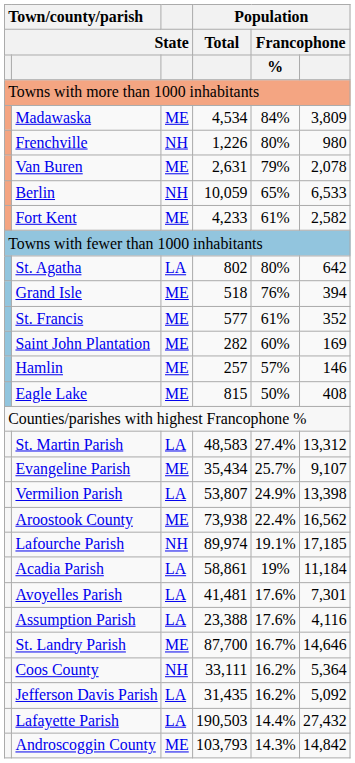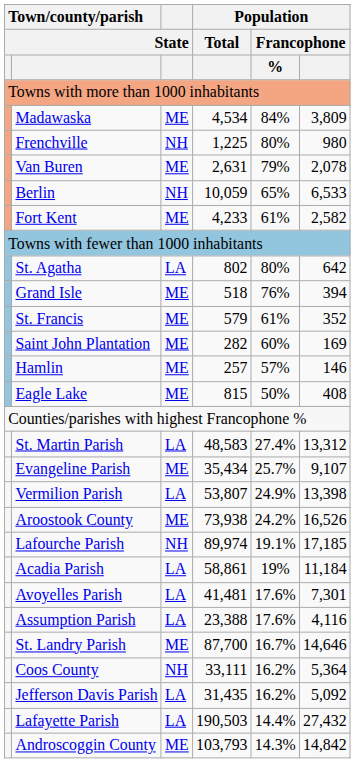(230, 142) 1,226 -> (230, 142) 1,225
(236, 318) 577 -> (236, 318) 579
(275, 519) 22.4% -> (275, 519) 24.2%
(325, 519) 16,562 -> (325, 519) 16,526
